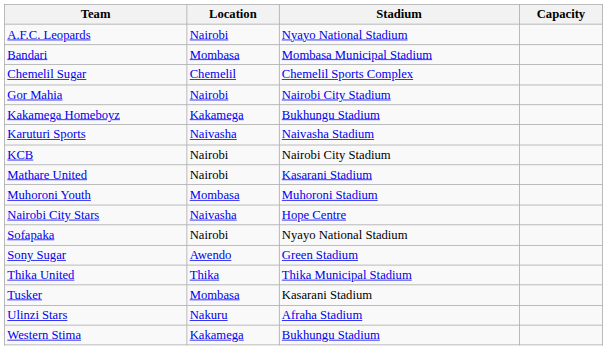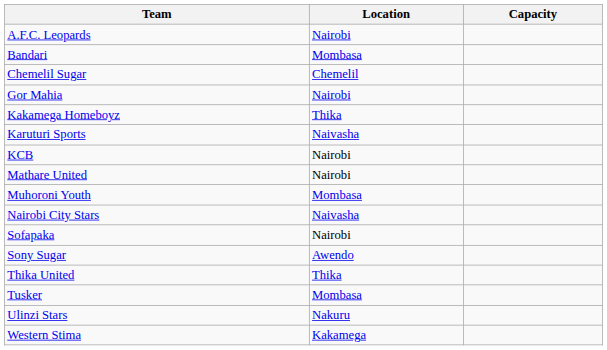- column: (399, 14)
(217, 114) Kakamega -> (327, 114) Thika
